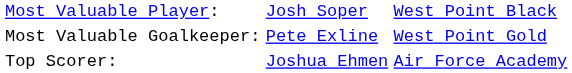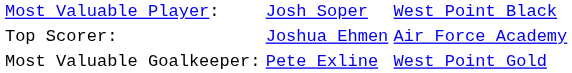rows swapped: (133, 37) <-> (61, 62)
